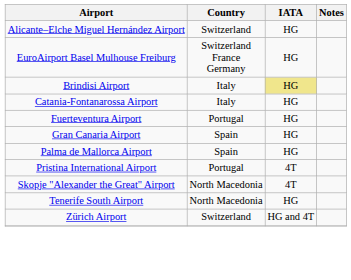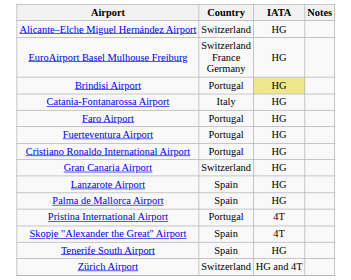(226, 85) Italy -> (226, 85) Portugal
+ row: (108, 118)
+ row: (108, 151)
(226, 135) Spain -> (226, 168) Switzerland
+ row: (108, 184)
(226, 184) North Macedonia -> (226, 234) Spain
(226, 201) North Macedonia -> (226, 250) Spain
